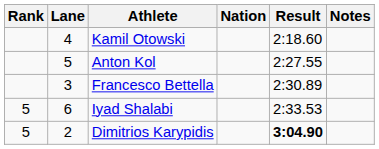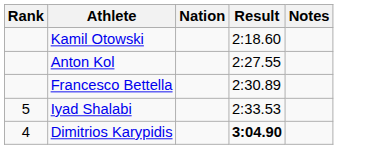- column: (68, 16)
(26, 132) 5 -> (26, 132) 4
